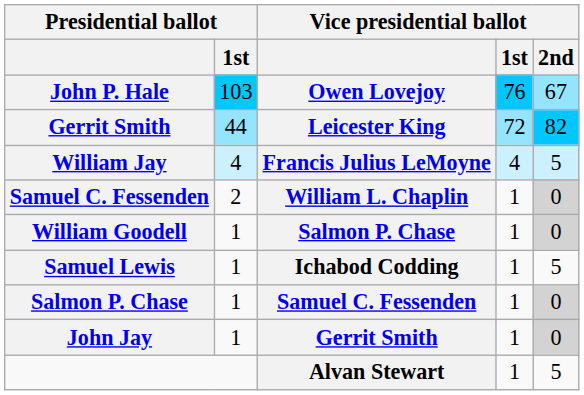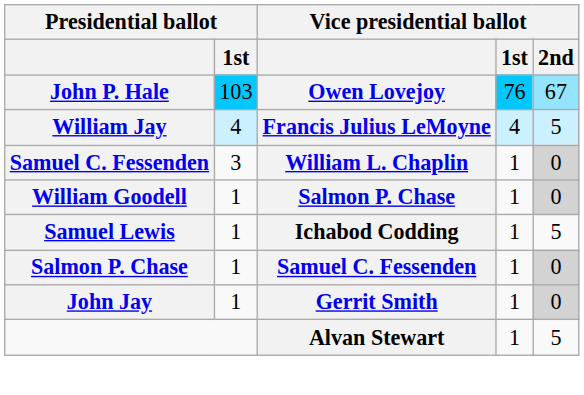- row: (377, 127)
(236, 197) 2 -> (236, 162) 3
